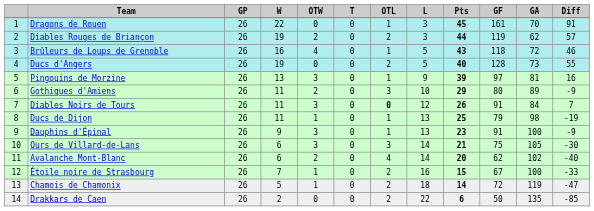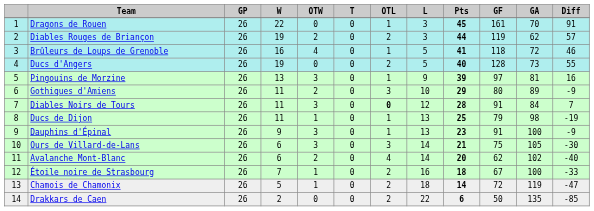(462, 51) 43 -> (462, 51) 41
(462, 105) 26 -> (462, 105) 28
(462, 172) 15 -> (462, 172) 18
